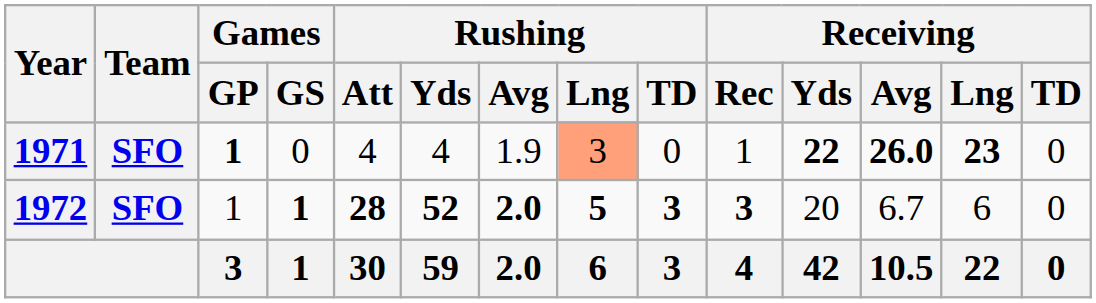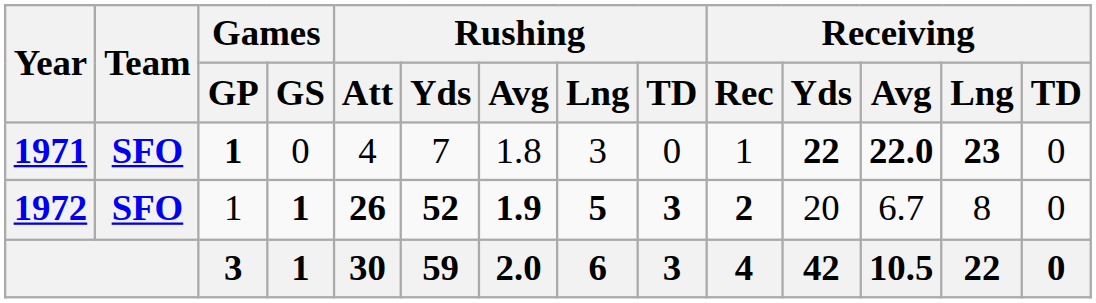(441, 150) 4 -> (441, 150) 7
(519, 150) 1.9 -> (519, 150) 1.8
(598, 150) lightsalmon background -> (598, 150) no background
(901, 150) 26.0 -> (901, 150) 22.0
(367, 208) 28 -> (367, 208) 26
(519, 208) 2.0 -> (519, 208) 1.9
(744, 208) 3 -> (744, 208) 2
(982, 208) 6 -> (982, 208) 8
